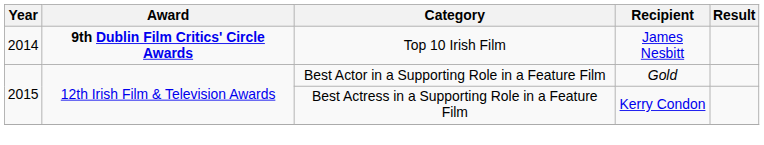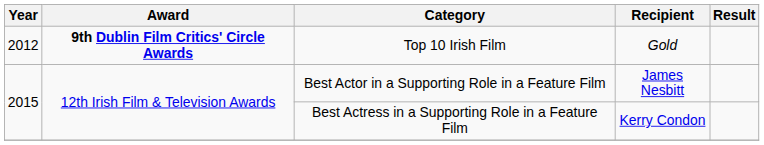(23, 45) 2014 -> (23, 45) 2012
(663, 45) James Nesbitt -> (663, 45) Gold
(663, 75) Gold -> (663, 83) James Nesbitt
